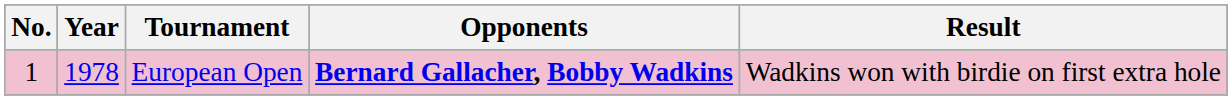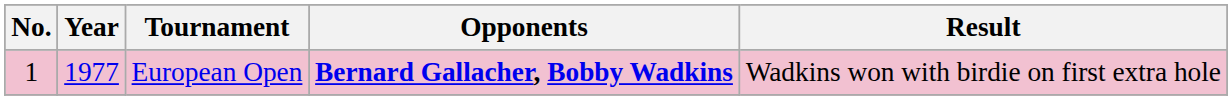(92, 72) 1978 -> (92, 72) 1977
